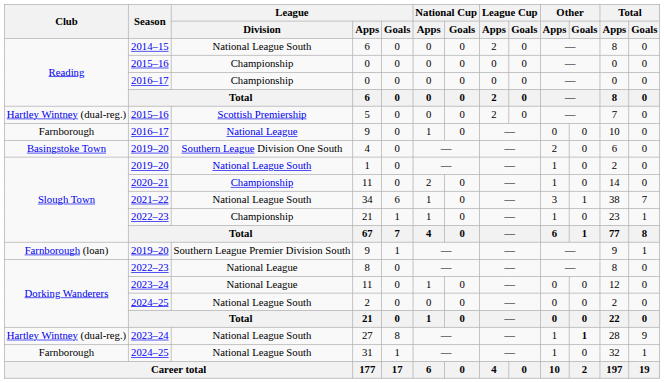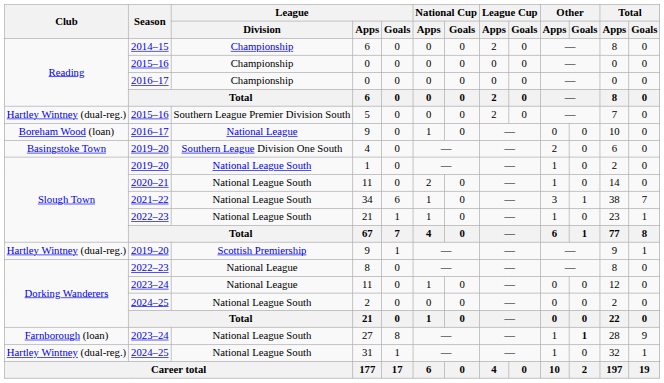(262, 47) National League South -> (262, 47) Championship
(262, 115) Scottish Premiership -> (262, 115) Southern League Premier Division South
(66, 132) Farnborough -> (66, 132) Boreham Wood (loan)
(262, 183) Championship -> (262, 183) National League South
(262, 217) Championship -> (262, 217) National League South
(66, 251) Farnborough (loan) -> (66, 251) Hartley Wintney (dual-reg.)
(262, 251) Southern League Premier Division South -> (262, 251) Scottish Premiership
(66, 336) Hartley Wintney (dual-reg.) -> (66, 336) Farnborough (loan)
(66, 353) Farnborough -> (66, 353) Hartley Wintney (dual-reg.)
